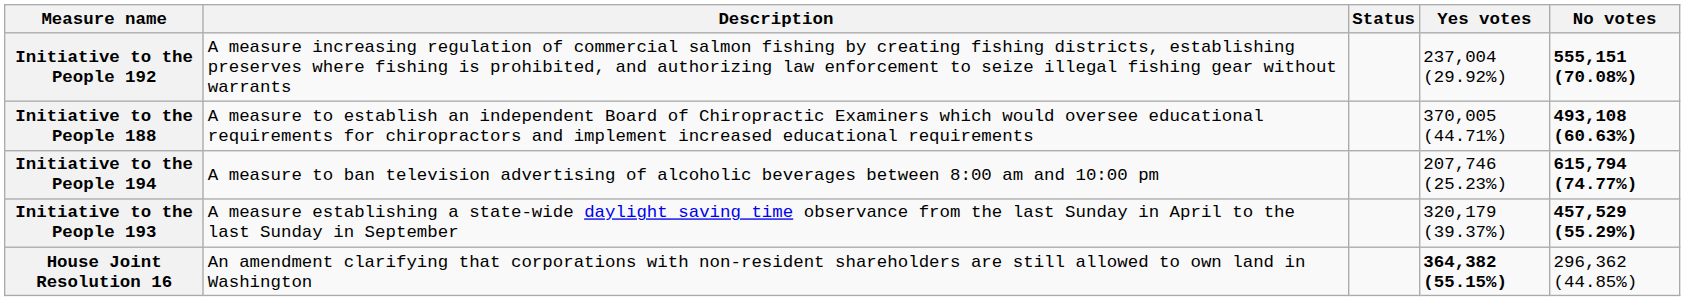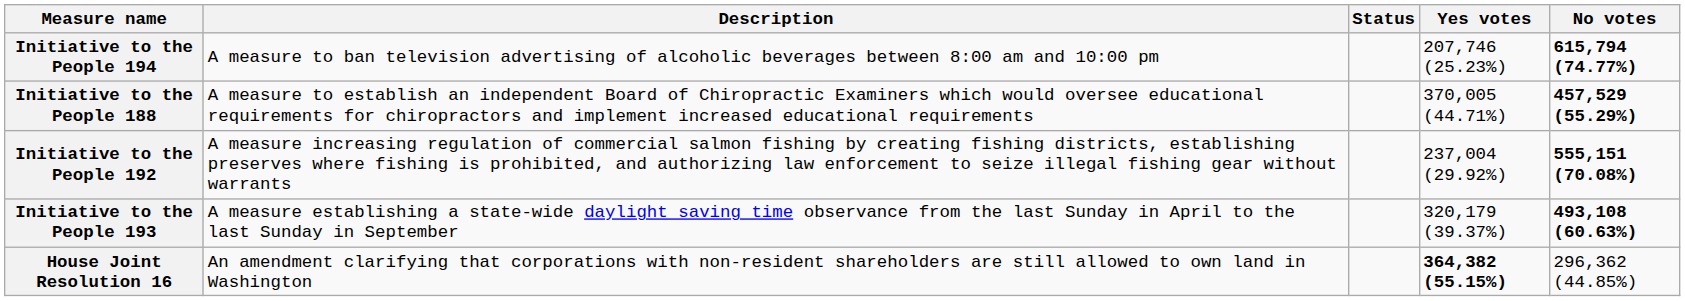rows swapped: (104, 174) <-> (104, 67)
(1595, 126) 493,108 (60.63%) -> (1595, 106) 457,529 (55.29%)
(1595, 223) 457,529 (55.29%) -> (1595, 223) 493,108 (60.63%)
